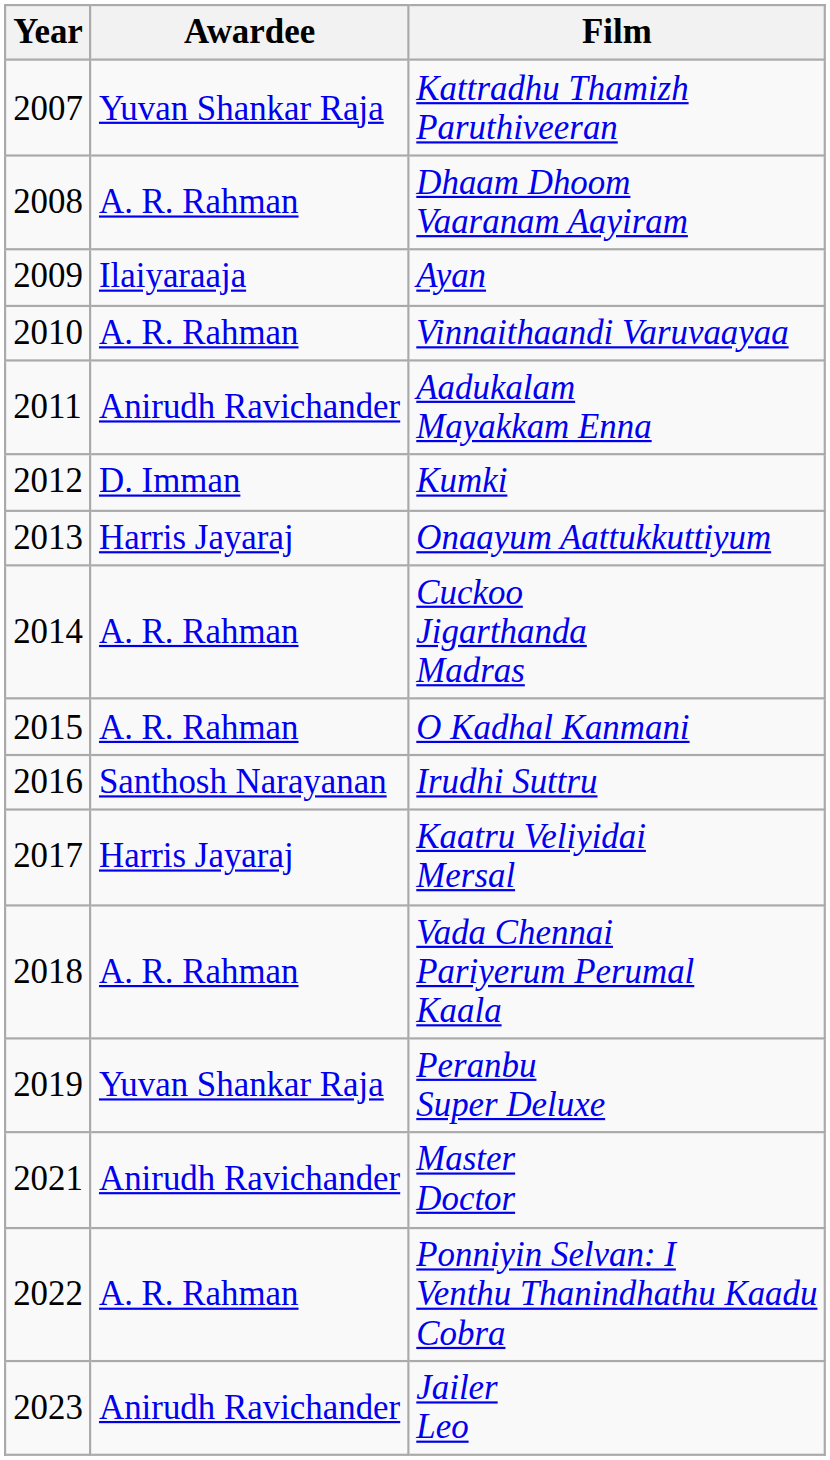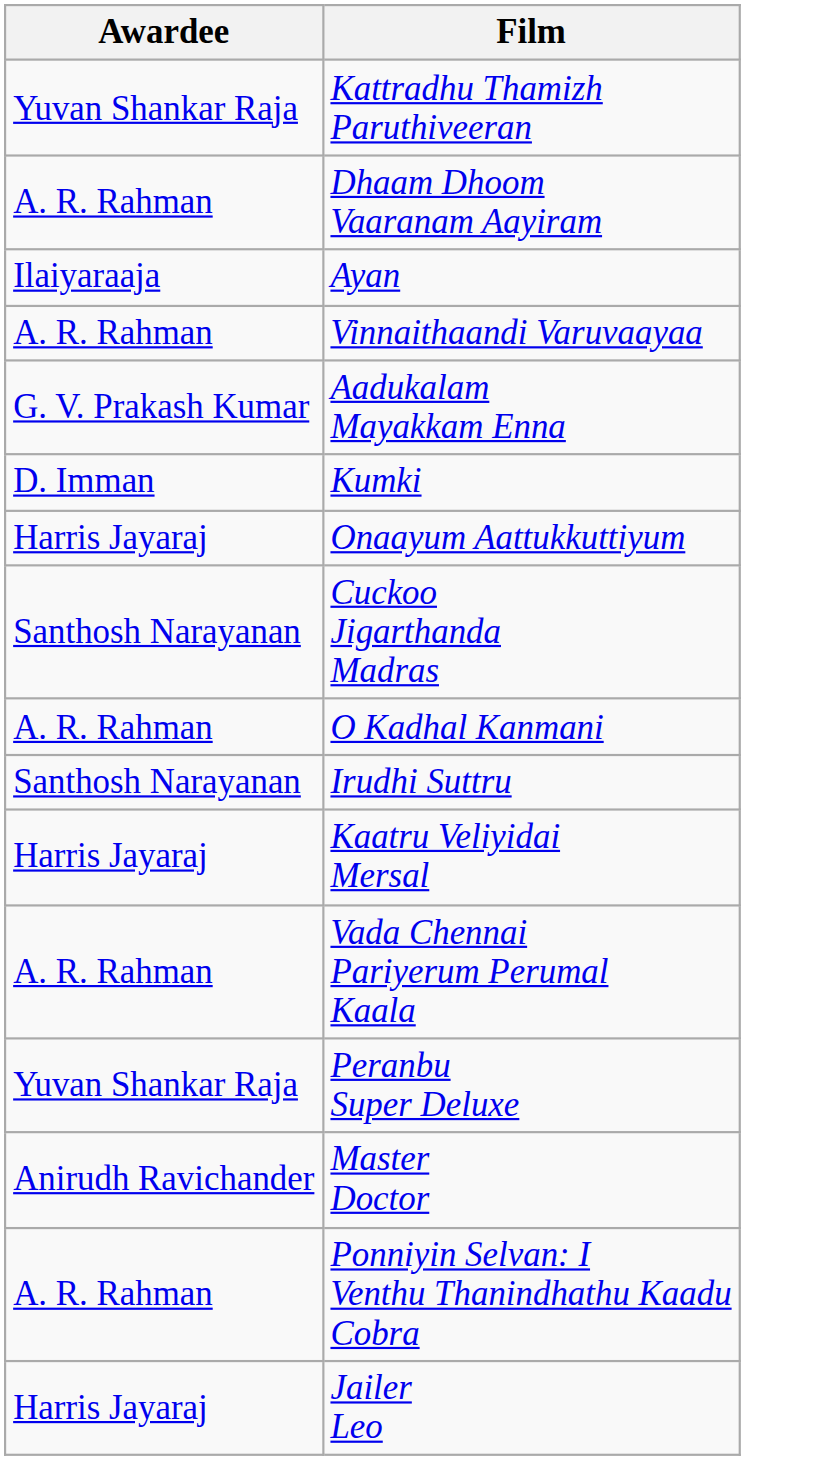- column: (48, 32)
(250, 406) Anirudh Ravichander -> (161, 406) G. V. Prakash Kumar
(199, 631) A. R. Rahman -> (157, 631) Santhosh Narayanan
(250, 1407) Anirudh Ravichander -> (110, 1407) Harris Jayaraj
